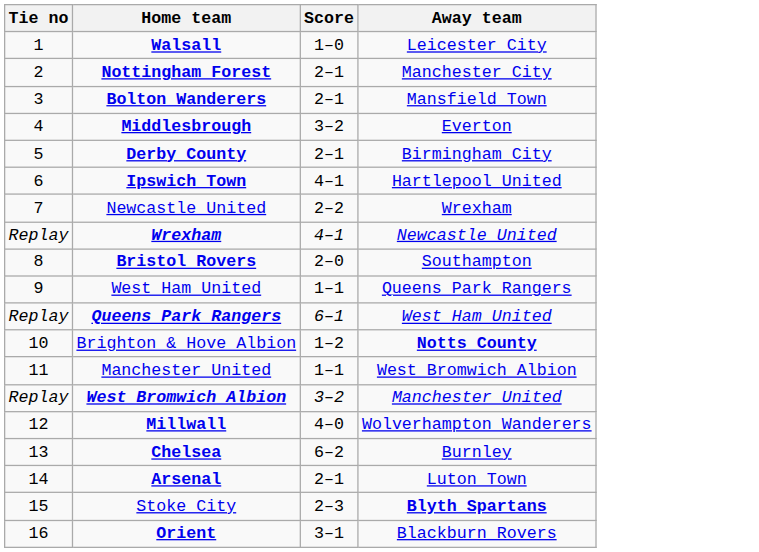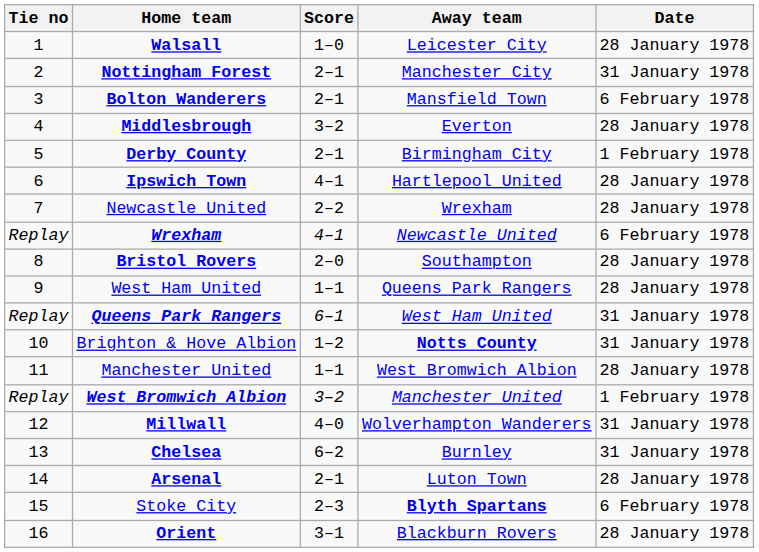+ column: (674, 18)
